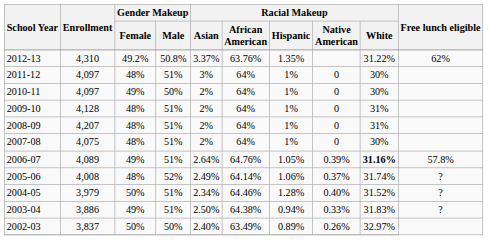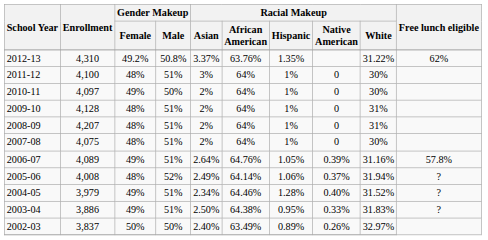(88, 75) 4,097 -> (88, 75) 4,100
(379, 159) bold -> (378, 159) normal
(379, 176) 31.74% -> (378, 176) 31.94%
(135, 193) 50% -> (135, 193) 49%
(291, 209) 0.94% -> (291, 209) 0.95%
